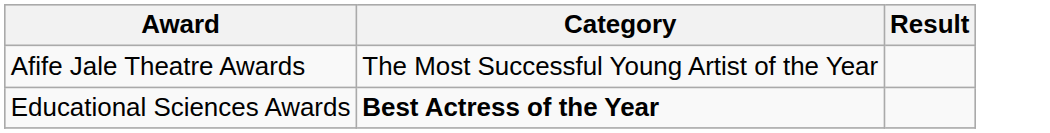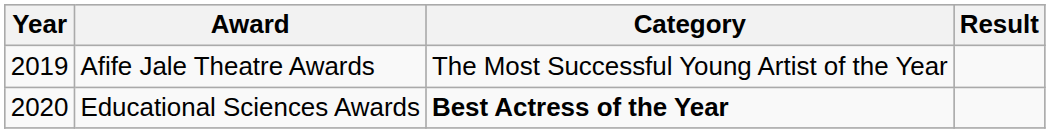+ column: (40, 25)
